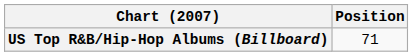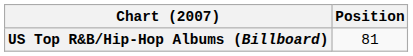(370, 40) 71 -> (370, 40) 81
